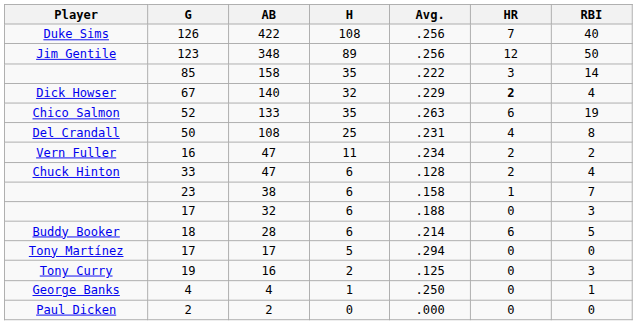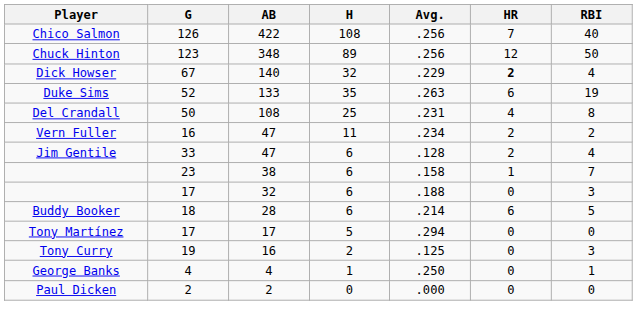(76, 34) Duke Sims -> (76, 34) Chico Salmon
(76, 54) Jim Gentile -> (76, 54) Chuck Hinton
- row: (188, 73)
(76, 113) Chico Salmon -> (76, 93) Duke Sims
(76, 172) Chuck Hinton -> (76, 152) Jim Gentile
